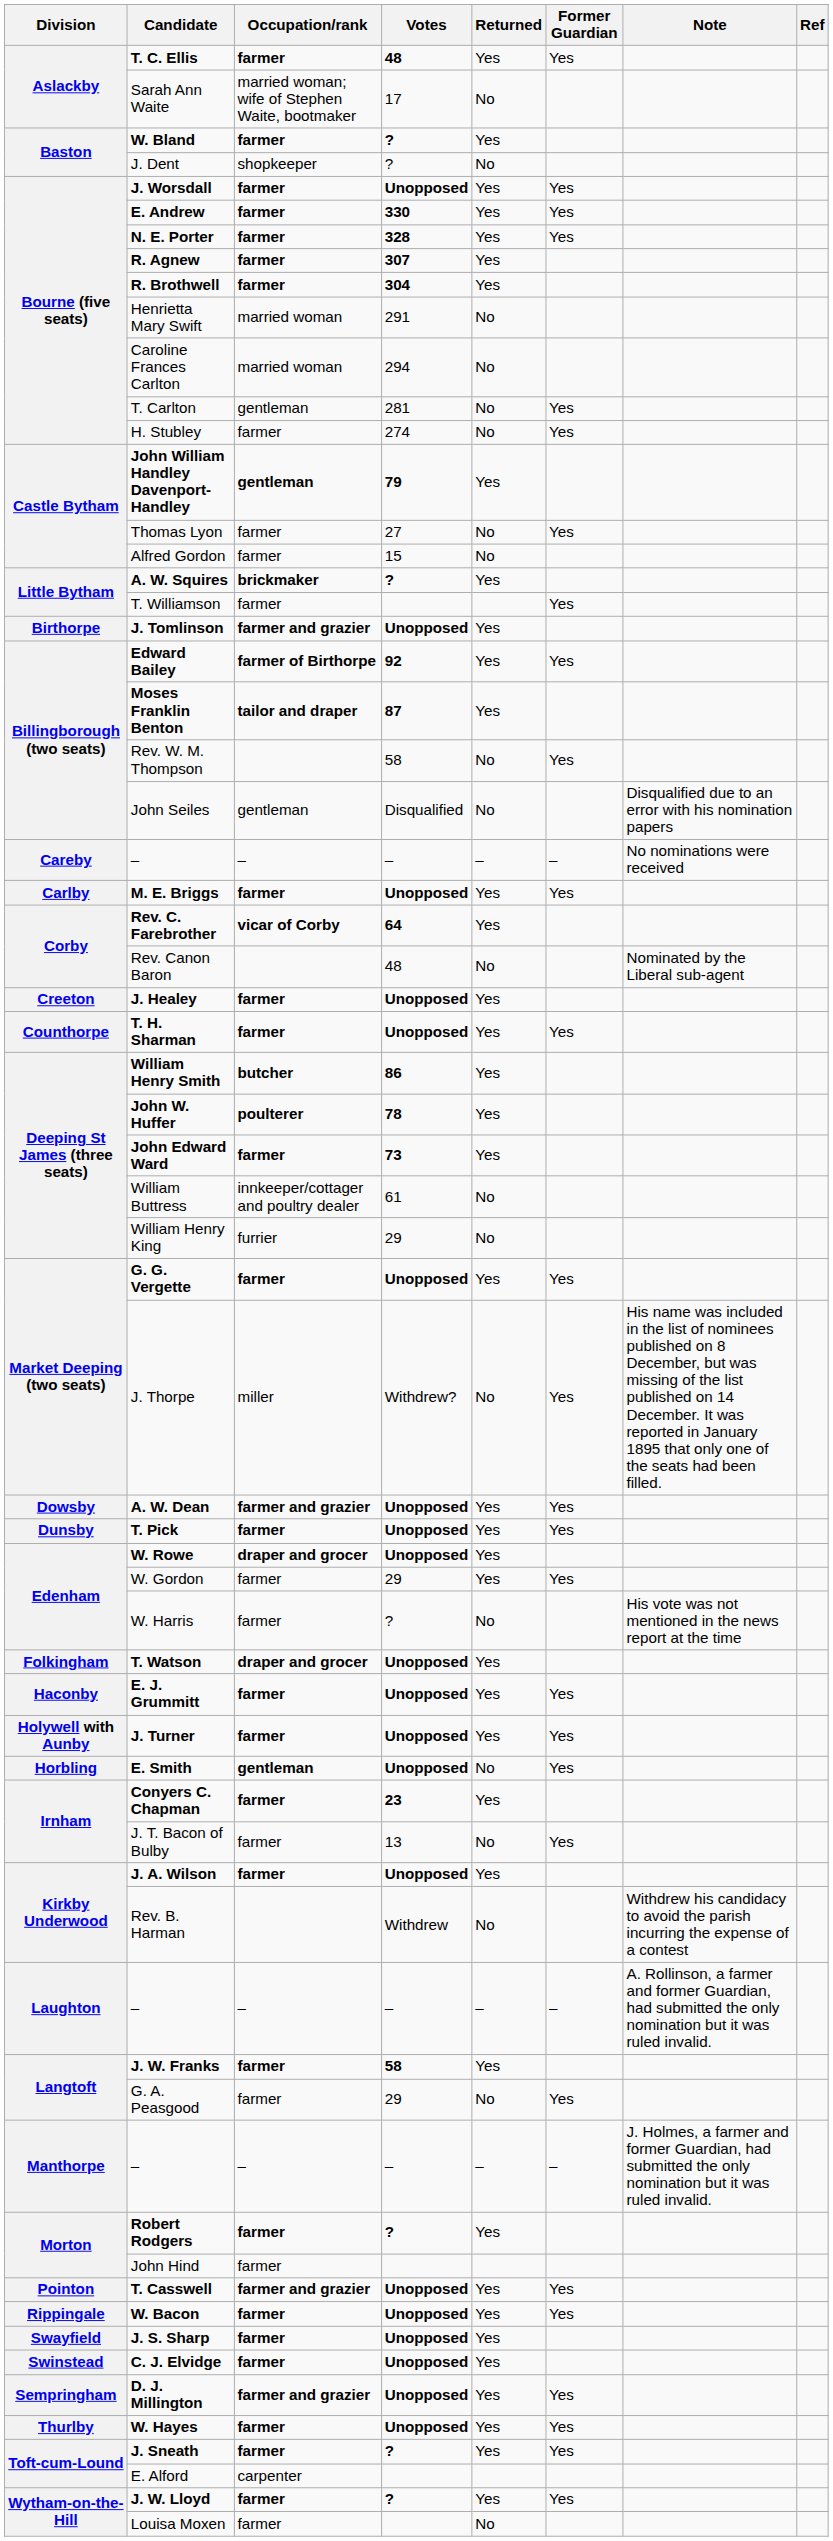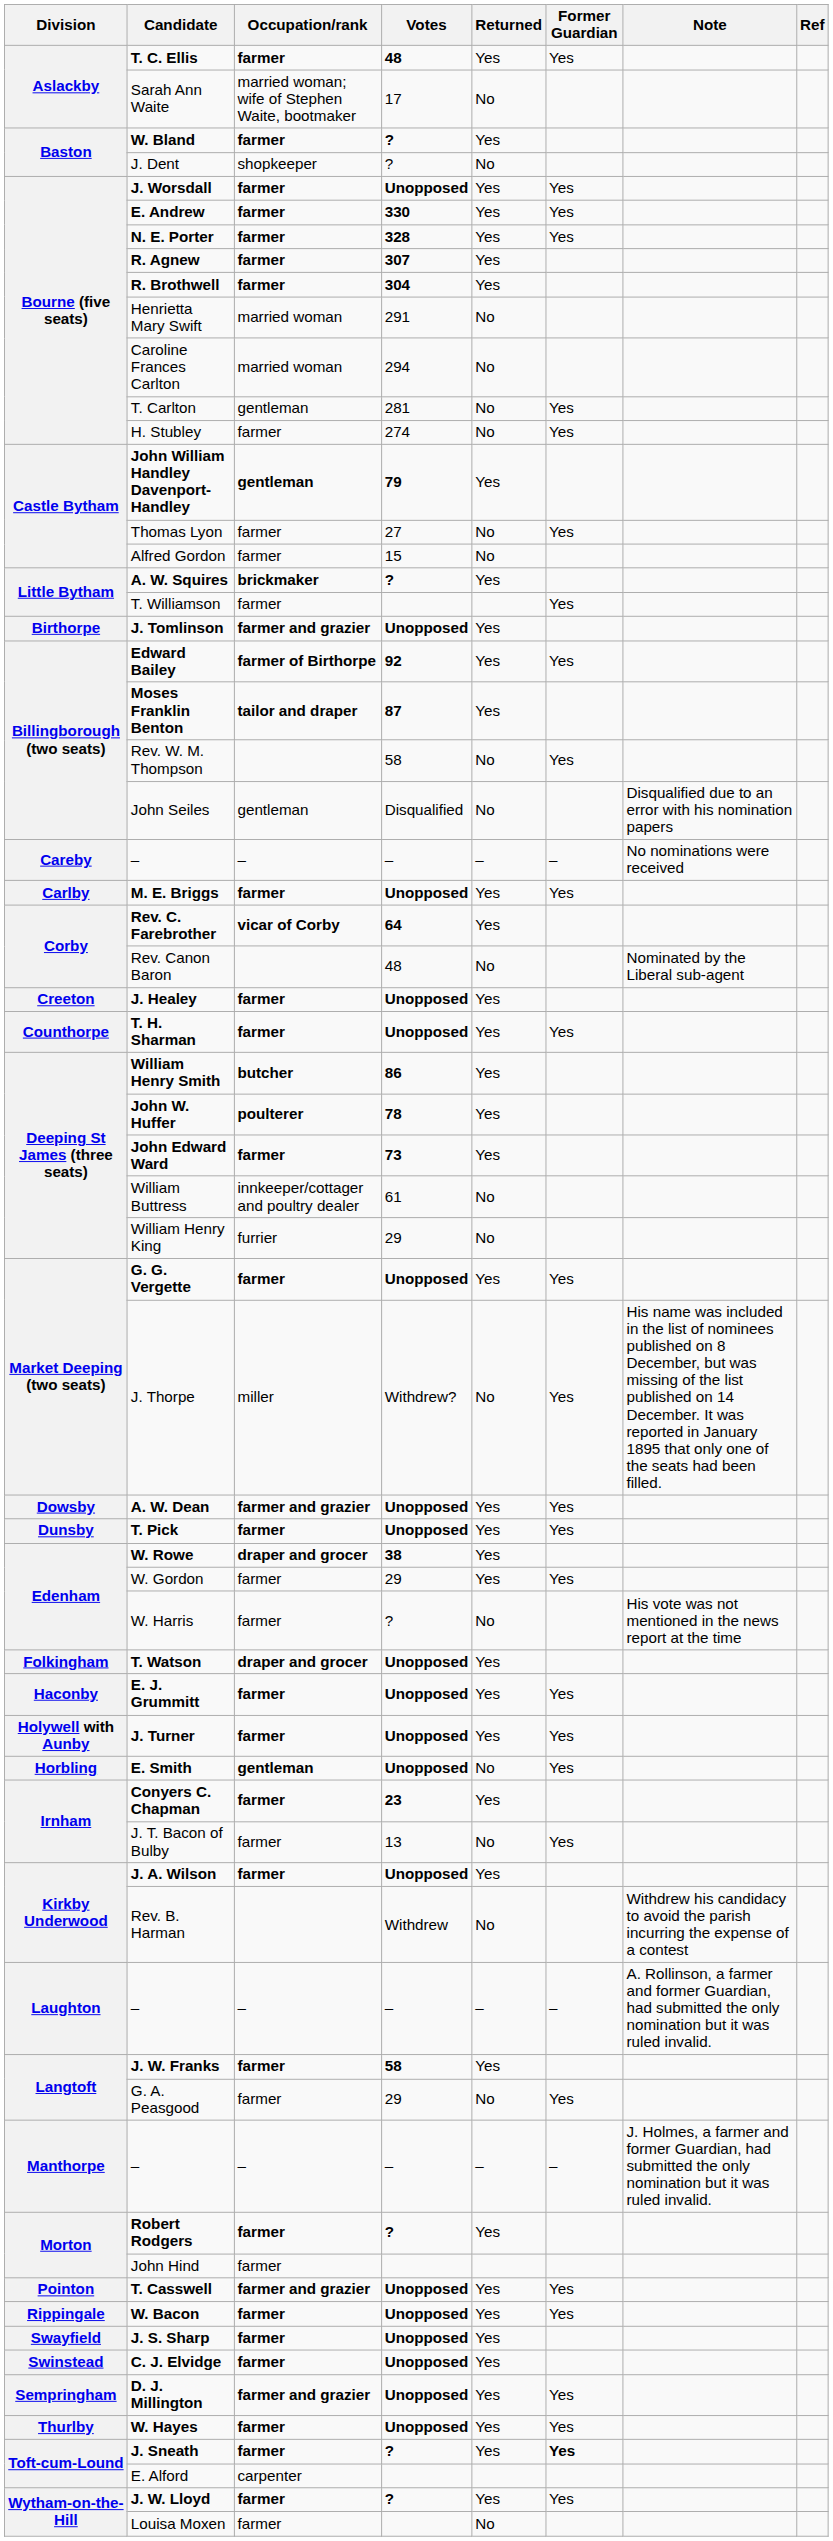(426, 1555) Unopposed -> (393, 1555) 38
(561, 2451) normal -> (562, 2451) bold
